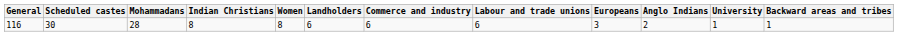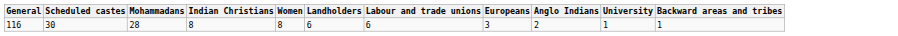- column: (418, 11)
